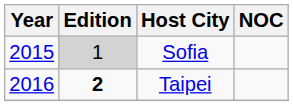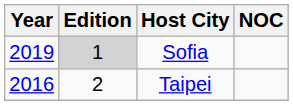(32, 52) 2015 -> (32, 52) 2019
(98, 84) bold -> (98, 84) normal
